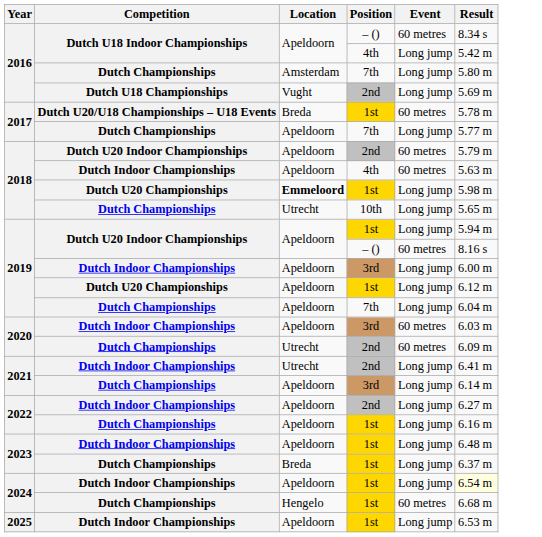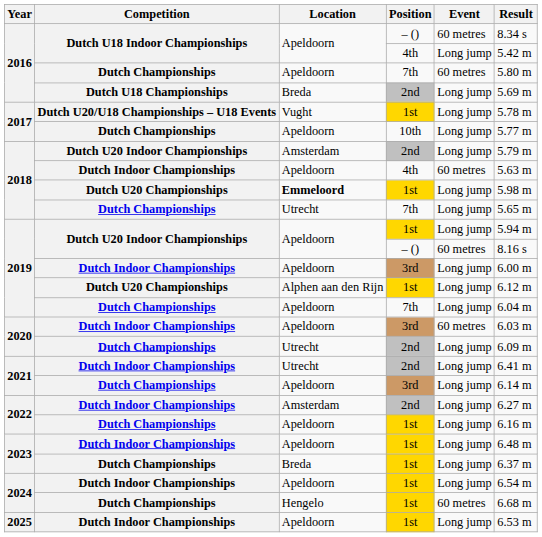(311, 72) Amsterdam -> (308, 72) Apeldoorn
(425, 72) Long jump -> (461, 72) 60 metres
(297, 92) Vught -> (297, 92) Breda
(297, 111) Breda -> (297, 111) Vught
(422, 111) 60 metres -> (464, 111) Long jump
(371, 131) 7th -> (410, 131) 10th
(308, 151) Apeldoorn -> (311, 151) Amsterdam
(422, 151) 60 metres -> (464, 151) Long jump
(371, 209) 10th -> (410, 209) 7th
(308, 287) Apeldoorn -> (333, 287) Alphen aan den Rijn
(422, 346) 60 metres -> (464, 346) Long jump
(308, 405) Apeldoorn -> (311, 405) Amsterdam
(477, 483) lightyellow background -> (516, 483) no background
